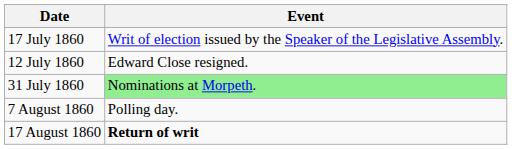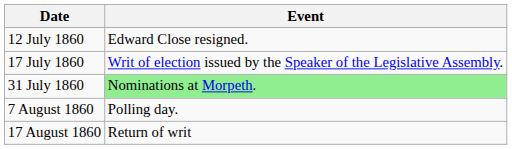rows swapped: (46, 62) <-> (46, 39)
(153, 132) bold -> (150, 132) normal
